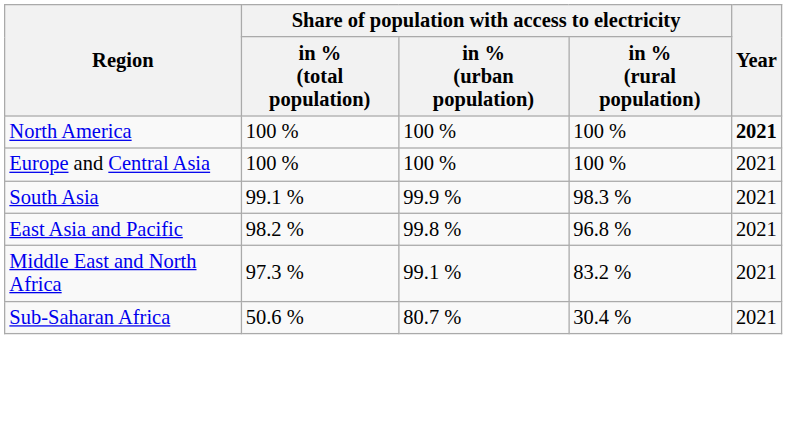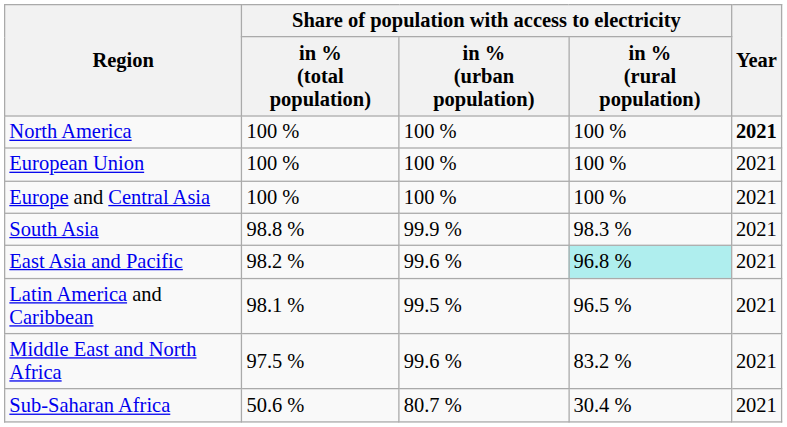+ row: (77, 164)
(275, 196) 99.1 % -> (275, 229) 98.8 %
(432, 229) 99.8 % -> (433, 261) 99.6 %
(602, 229) no background -> (602, 261) paleturquoise background
+ row: (86, 305)
(275, 273) 97.3 % -> (275, 361) 97.5 %
(432, 273) 99.1 % -> (433, 361) 99.6 %
